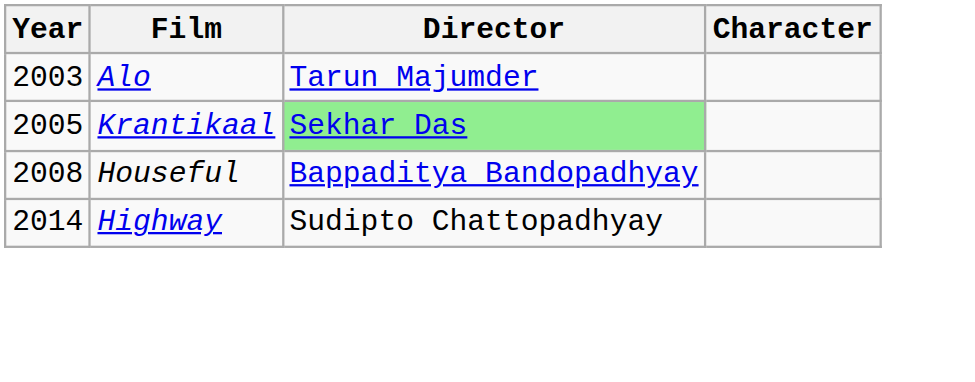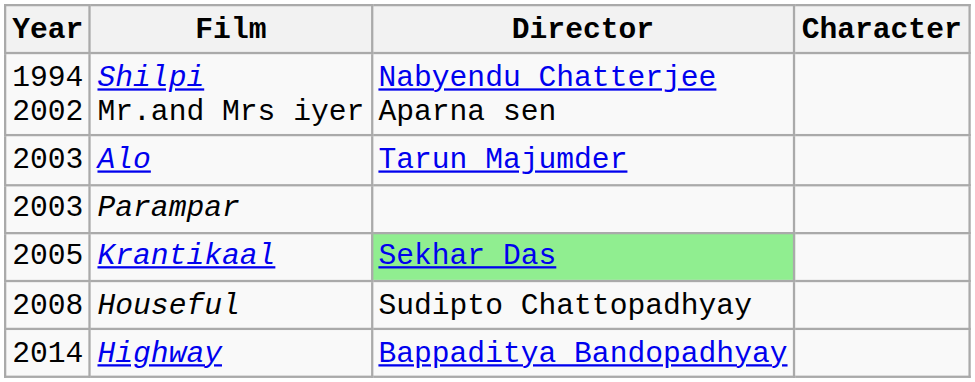+ row: (231, 95)
+ row: (169, 208)
(494, 174) Bappaditya Bandopadhyay -> (565, 305) Sudipto Chattopadhyay
(476, 223) Sudipto Chattopadhyay -> (583, 353) Bappaditya Bandopadhyay
